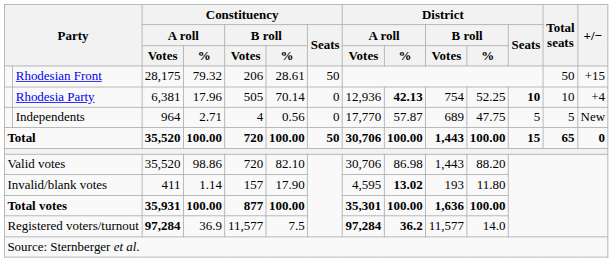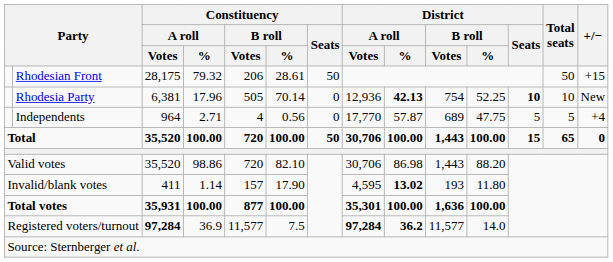(598, 96) +4 -> (593, 96) New
(593, 117) New -> (598, 117) +4
